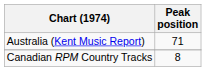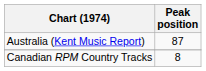(178, 41) 71 -> (178, 41) 87
